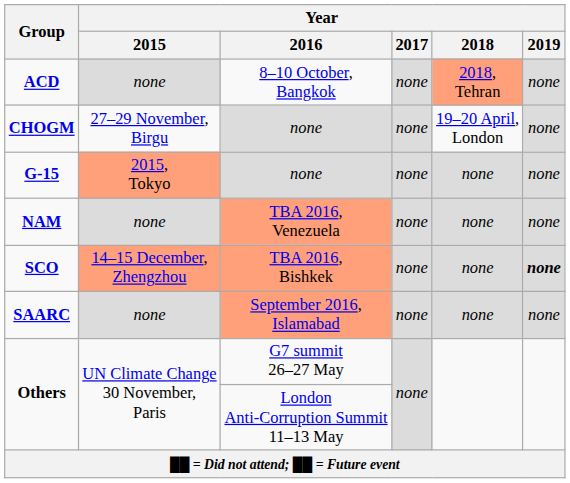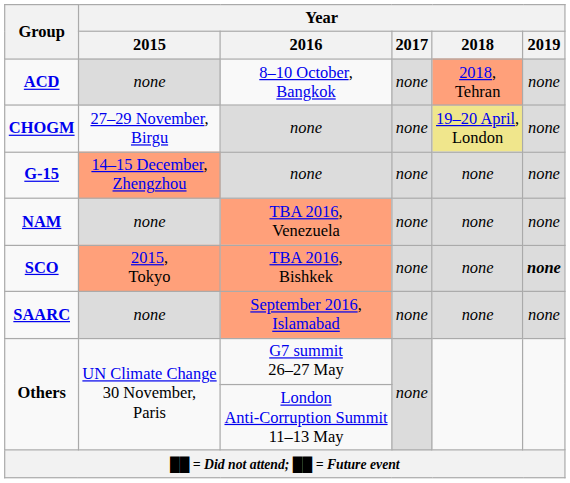(478, 128) no background -> (478, 128) khaki background
(150, 174) 2015, Tokyo -> (150, 174) 14–15 December, Zhengzhou
(150, 267) 14–15 December, Zhengzhou -> (150, 267) 2015, Tokyo
